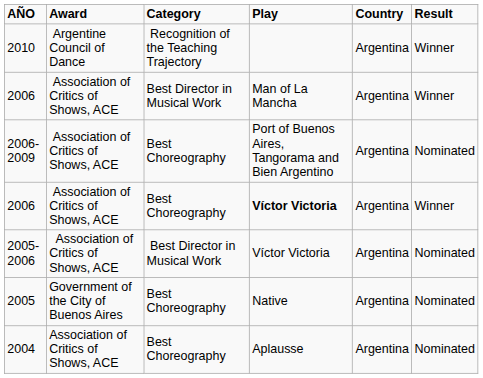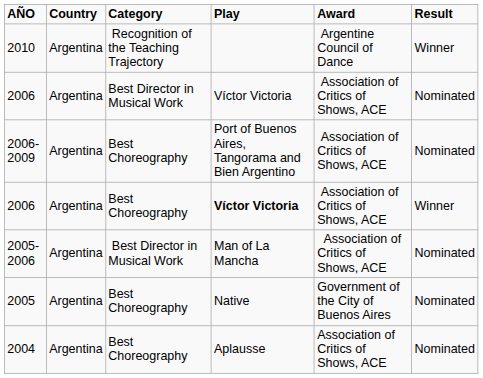columns swapped: (68, 14) <-> (379, 14)
(280, 96) Man of La Mancha -> (254, 96) Víctor Victoria
(434, 96) Winner -> (445, 96) Nominated
(293, 253) Víctor Victoria -> (242, 253) Man of La Mancha
